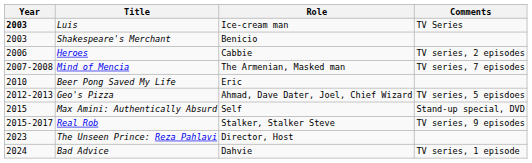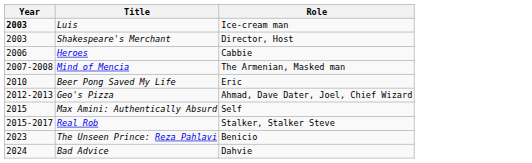- column: (471, 11)
(239, 39) Benicio -> (257, 39) Director, Host
(257, 137) Director, Host -> (239, 137) Benicio
